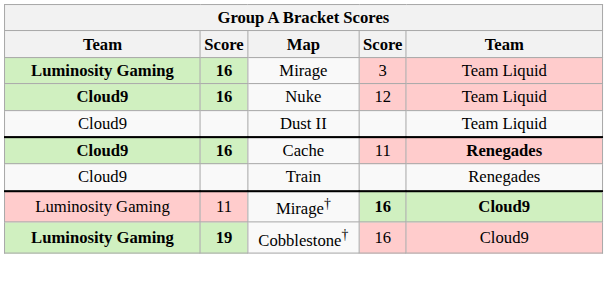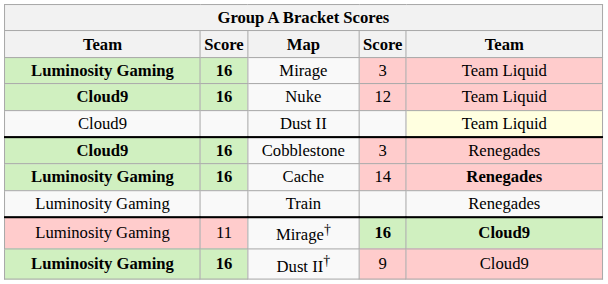(504, 123) no background -> (504, 123) lightyellow background
+ row: (303, 150)
(102, 150) Cloud9 -> (102, 177) Luminosity Gaming
(383, 150) 11 -> (383, 177) 14
(102, 177) Cloud9 -> (102, 203) Luminosity Gaming
- row: (303, 237)
+ row: (303, 264)
